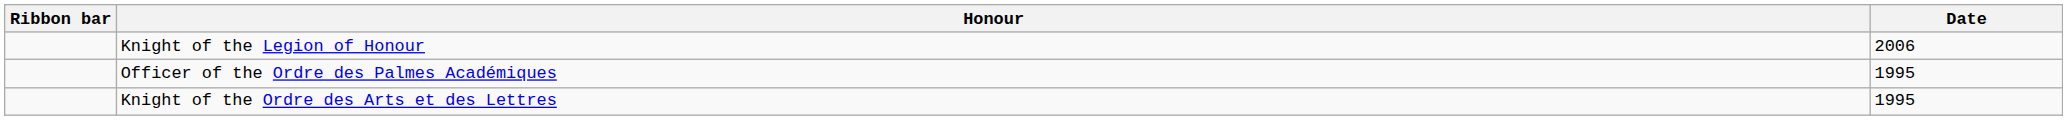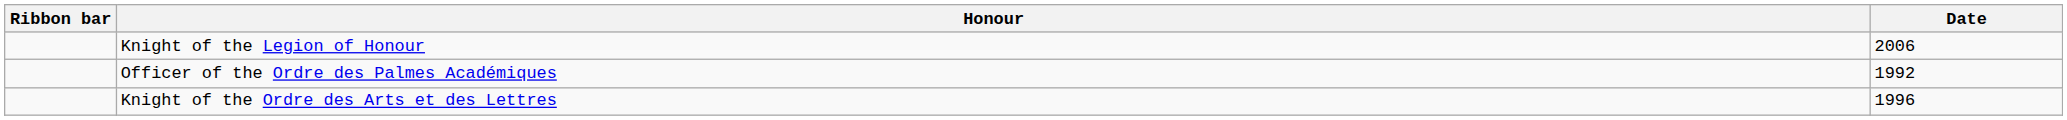(1895, 74) 1995 -> (1895, 74) 1992
(1895, 101) 1995 -> (1895, 101) 1996
